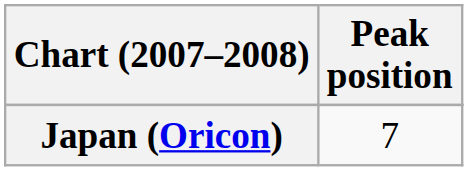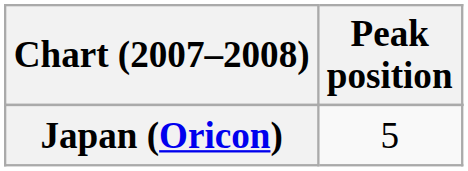(390, 134) 7 -> (390, 134) 5
